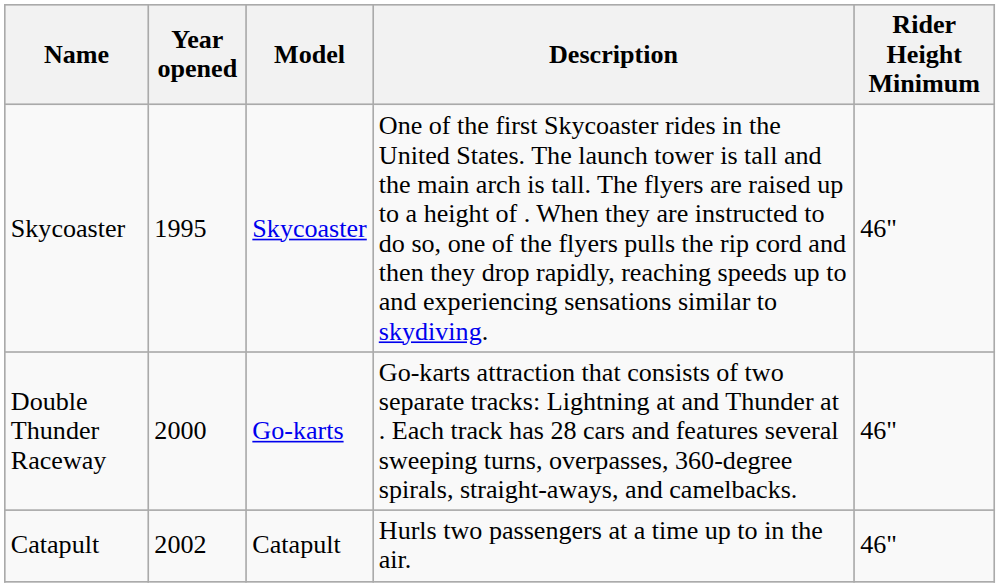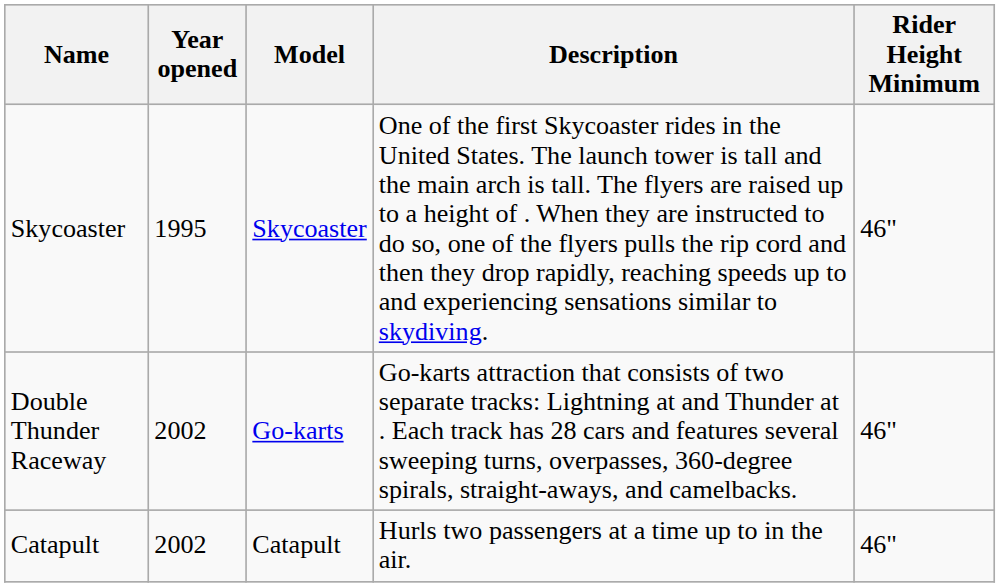(180, 430) 2000 -> (180, 430) 2002
